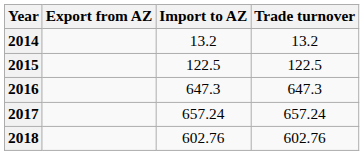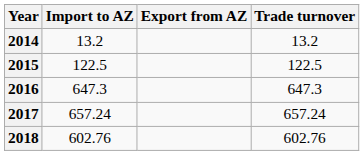columns swapped: (99, 16) <-> (203, 16)
